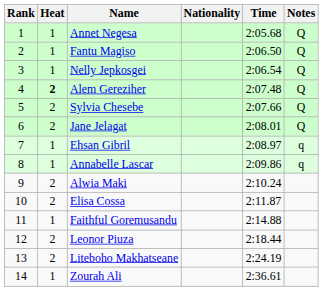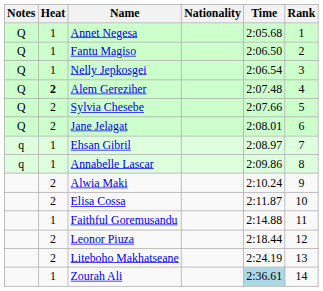columns swapped: (21, 13) <-> (301, 13)
(264, 276) no background -> (264, 276) lightblue background
